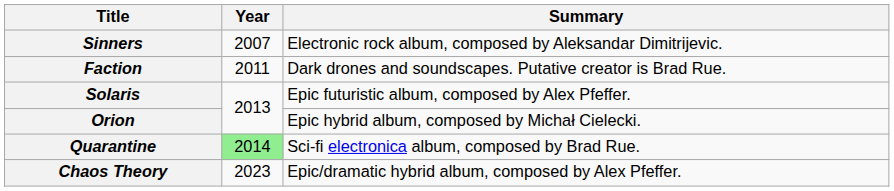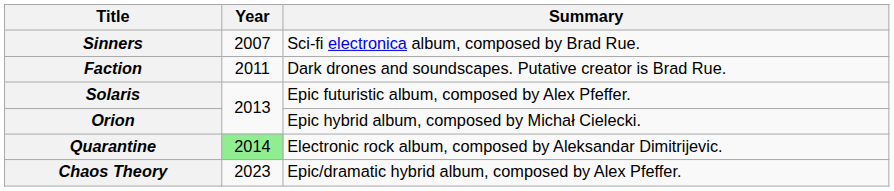(505, 43) Electronic rock album, composed by Aleksandar Dimitrijevic. -> (464, 43) Sci-fi electronica album, composed by Brad Rue.
(464, 146) Sci-fi electronica album, composed by Brad Rue. -> (505, 146) Electronic rock album, composed by Aleksandar Dimitrijevic.
